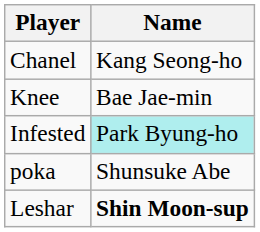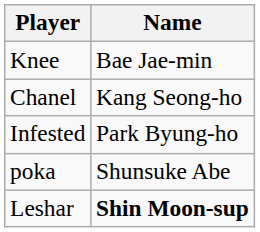rows swapped: (35, 97) <-> (43, 60)
(167, 134) paleturquoise background -> (167, 134) no background
